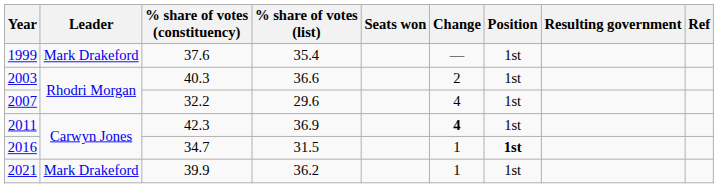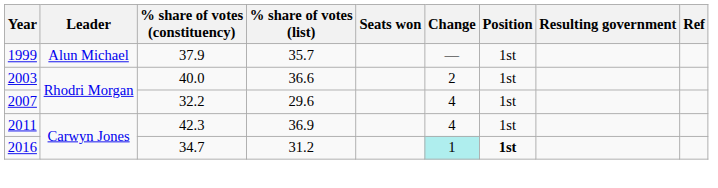(91, 55) Mark Drakeford -> (89, 55) Alun Michael
(197, 55) 37.6 -> (192, 55) 37.9
(306, 55) 35.4 -> (301, 55) 35.7
(197, 78) 40.3 -> (192, 78) 40.0
(457, 124) bold -> (452, 124) normal
(306, 147) 31.5 -> (301, 147) 31.2
(457, 147) no background -> (452, 147) paleturquoise background
- row: (22, 170)
